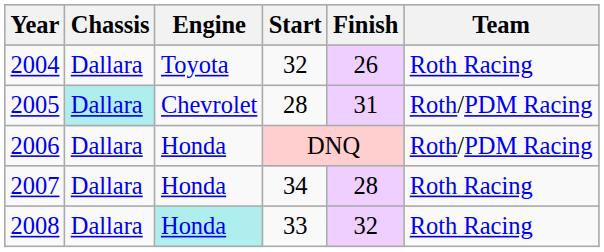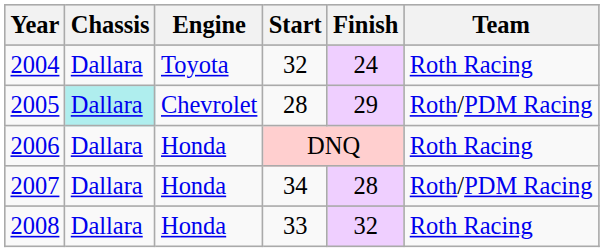(366, 65) 26 -> (366, 65) 24
(366, 105) 31 -> (366, 105) 29
(501, 145) Roth/PDM Racing -> (471, 145) Roth Racing
(471, 186) Roth Racing -> (501, 186) Roth/PDM Racing
(194, 226) paleturquoise background -> (194, 226) no background
